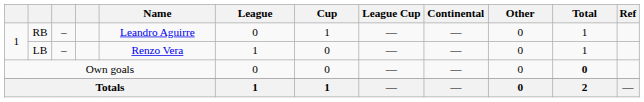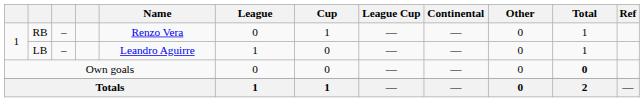(157, 32) Leandro Aguirre -> (157, 32) Renzo Vera
(157, 51) Renzo Vera -> (157, 51) Leandro Aguirre
